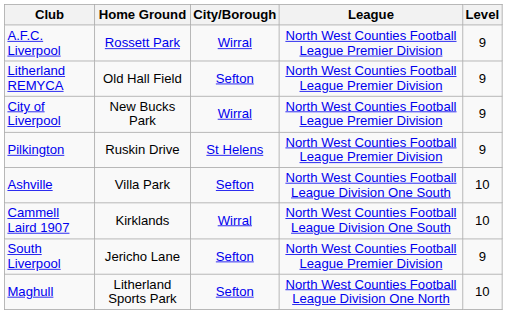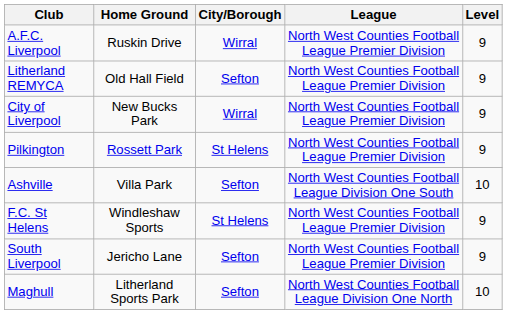(142, 43) Rossett Park -> (144, 43) Ruskin Drive
(142, 149) Ruskin Drive -> (144, 149) Rossett Park
- row: (38, 220)
+ row: (28, 220)
